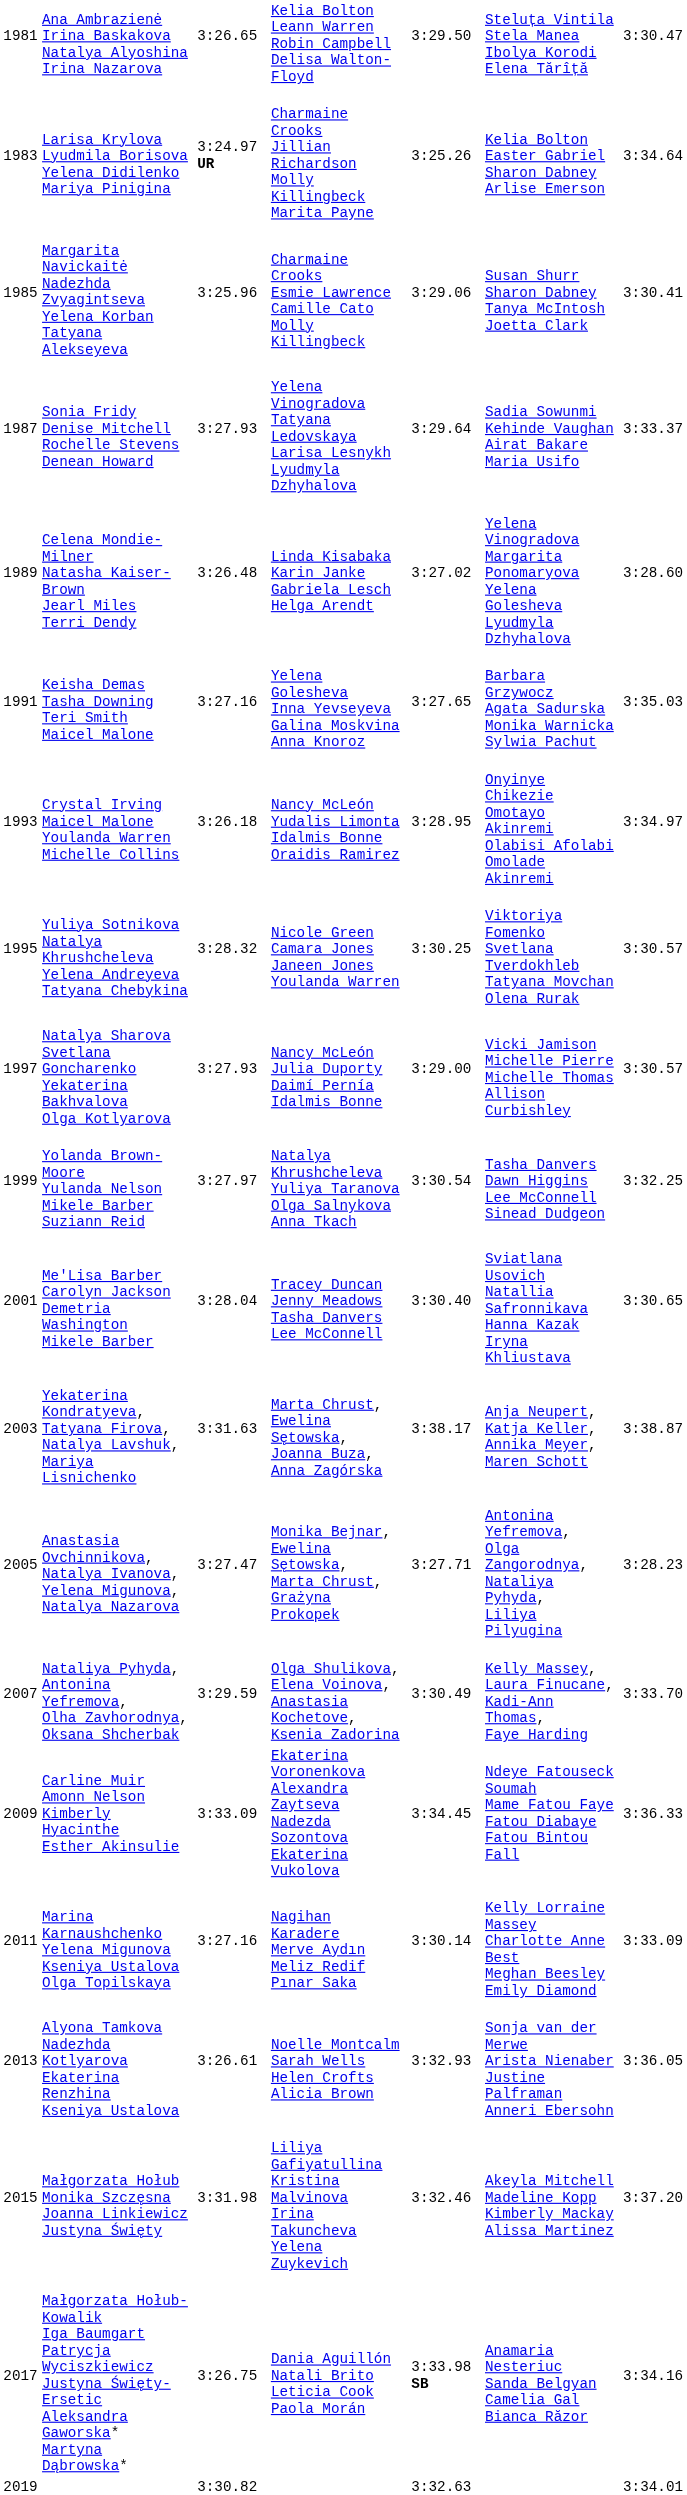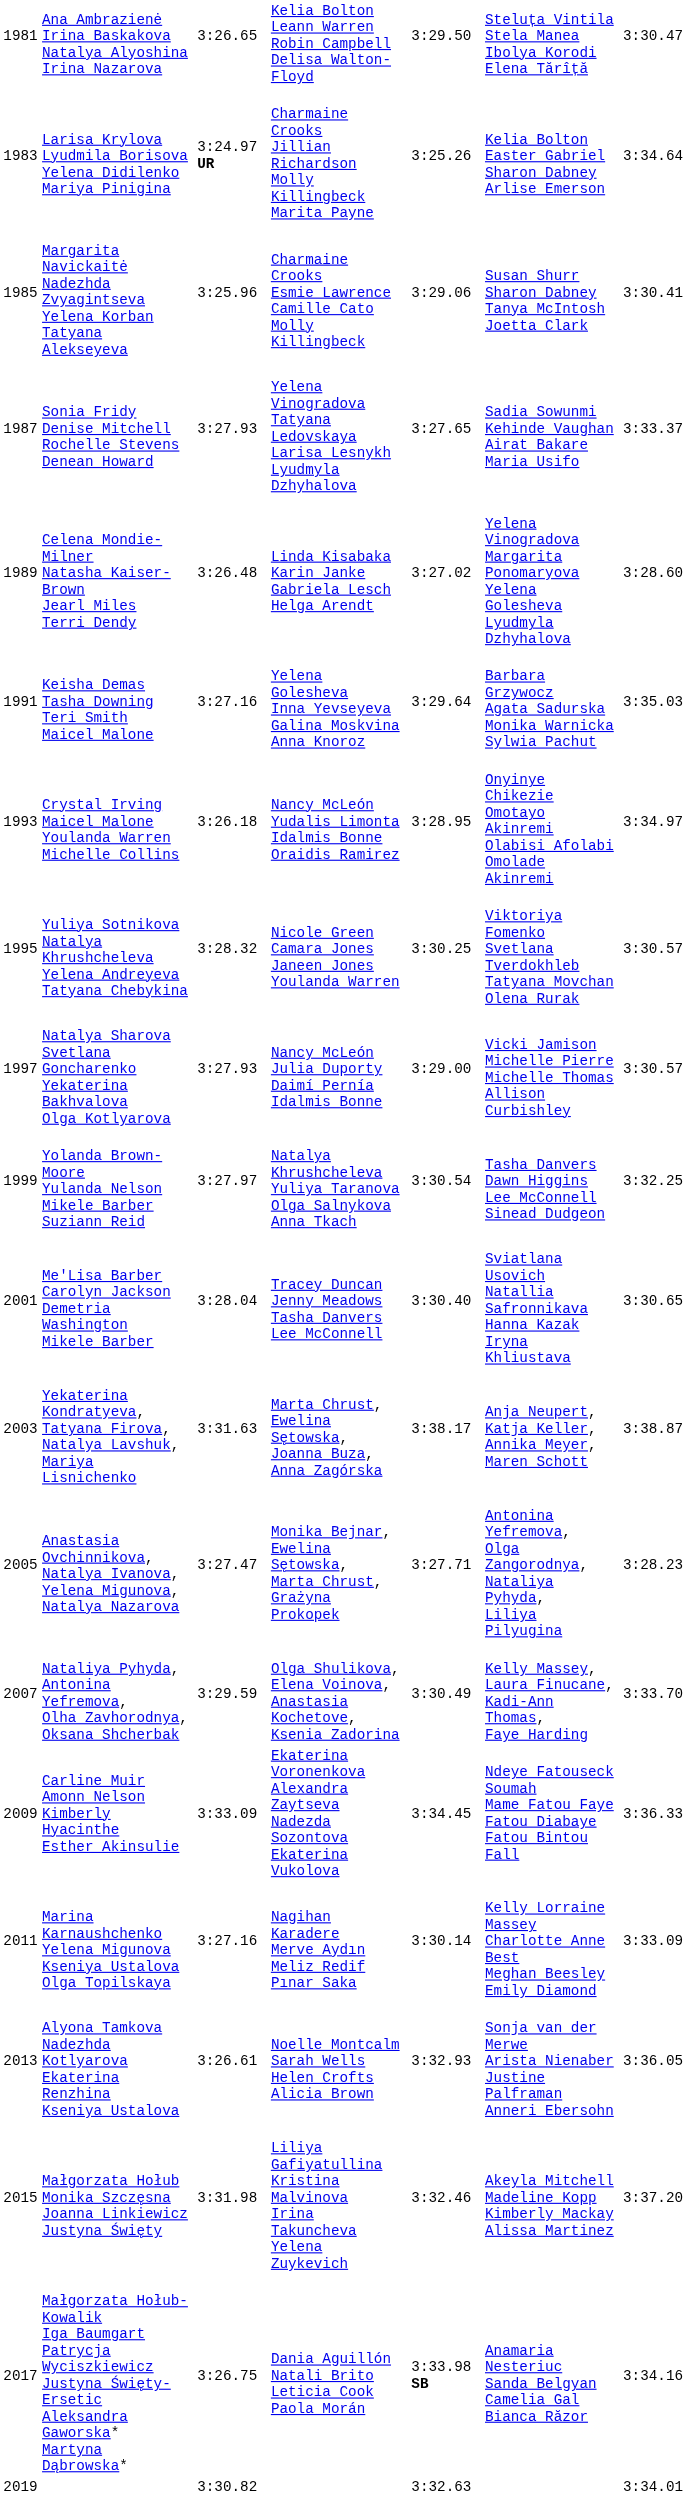(441, 428) 3:29.64 -> (441, 428) 3:27.65
(441, 701) 3:27.65 -> (441, 701) 3:29.64
